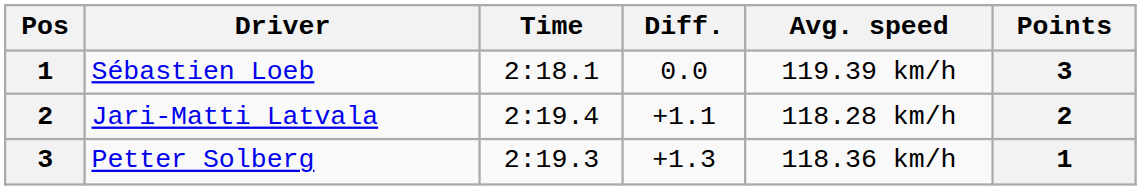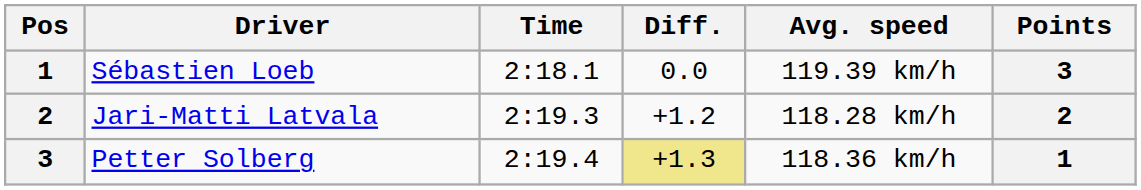(552, 116) 2:19.4 -> (552, 116) 2:19.3
(684, 116) +1.1 -> (684, 116) +1.2
(552, 161) 2:19.3 -> (552, 161) 2:19.4
(684, 161) no background -> (684, 161) khaki background
